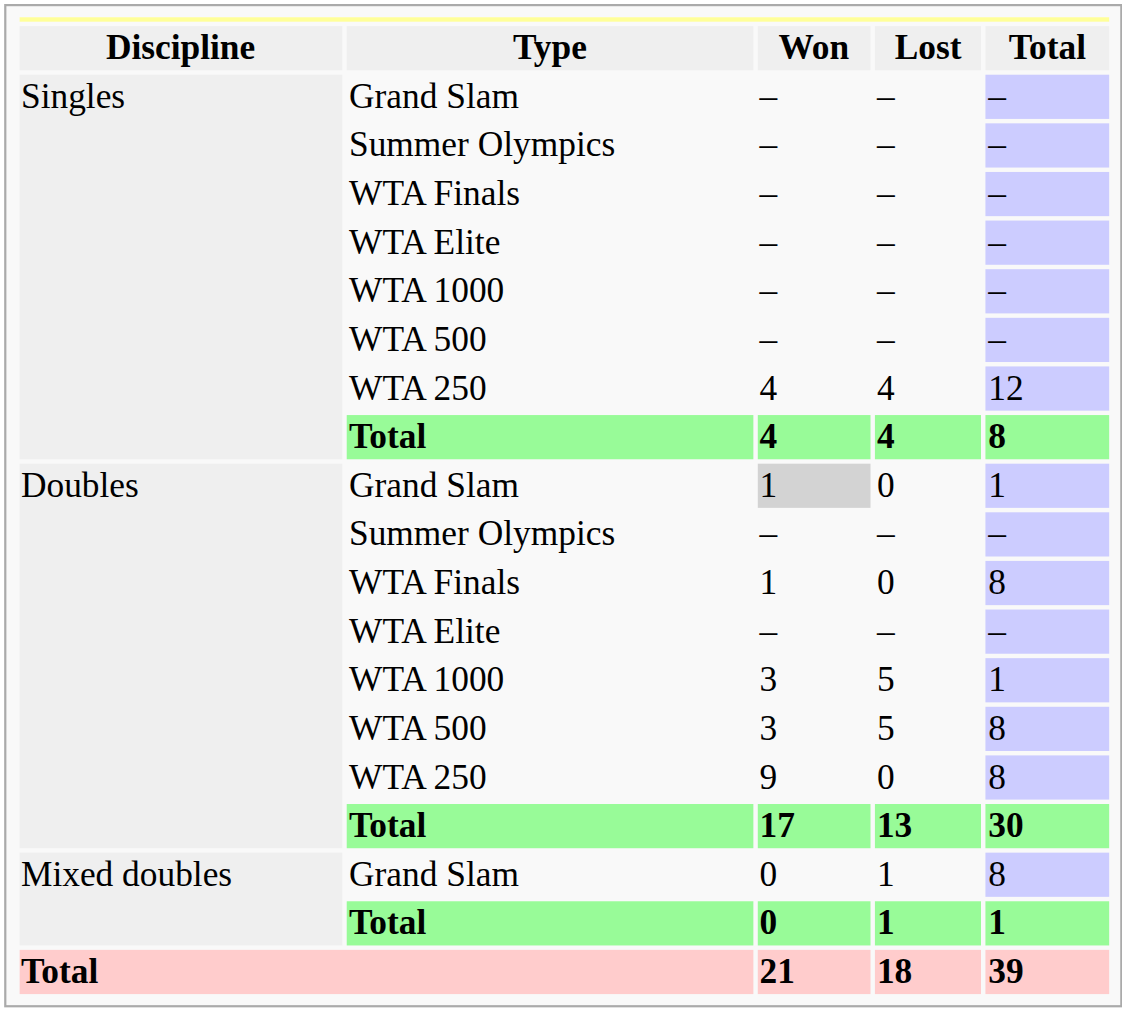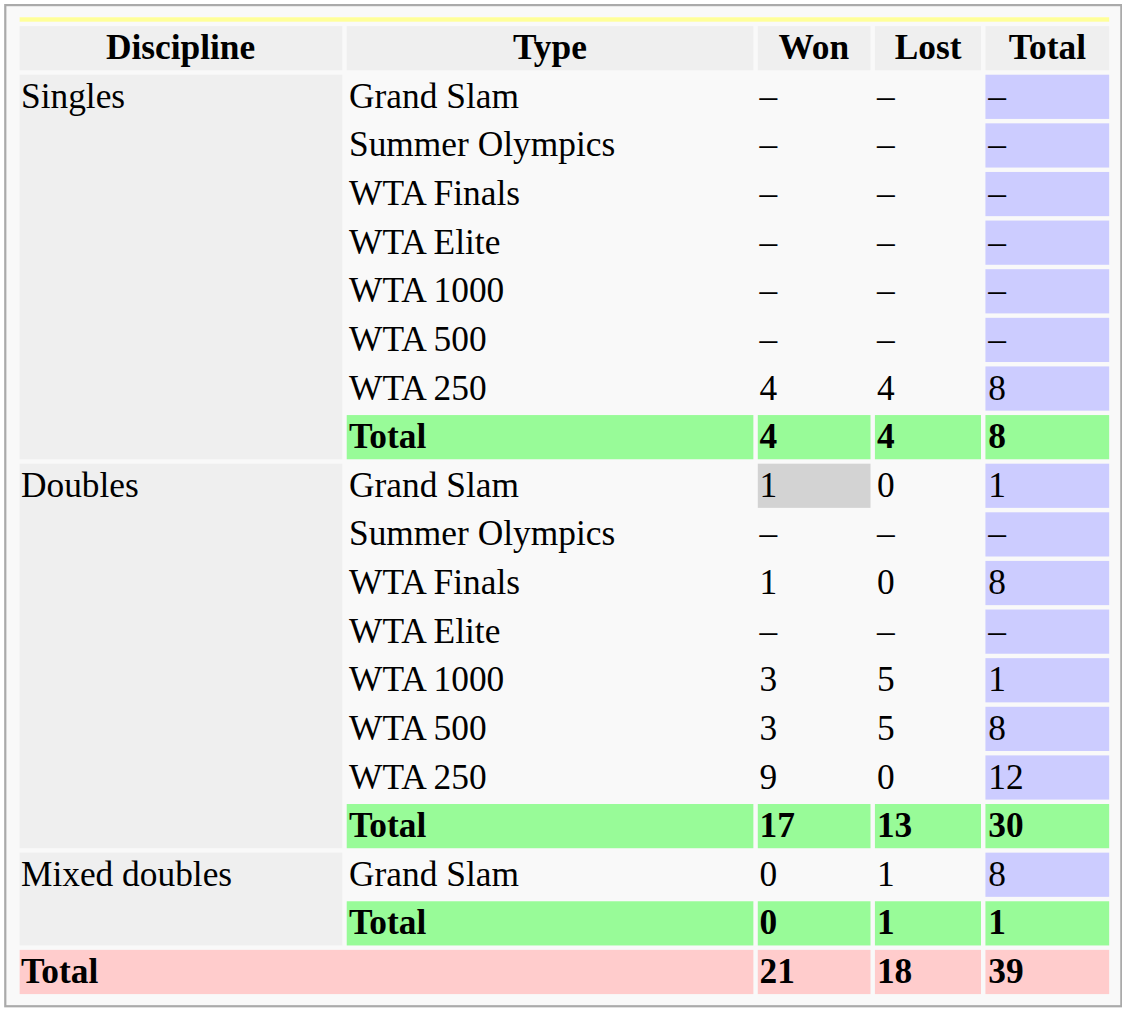(1006, 388) 12 -> (997, 388) 8
(997, 777) 8 -> (1006, 777) 12
